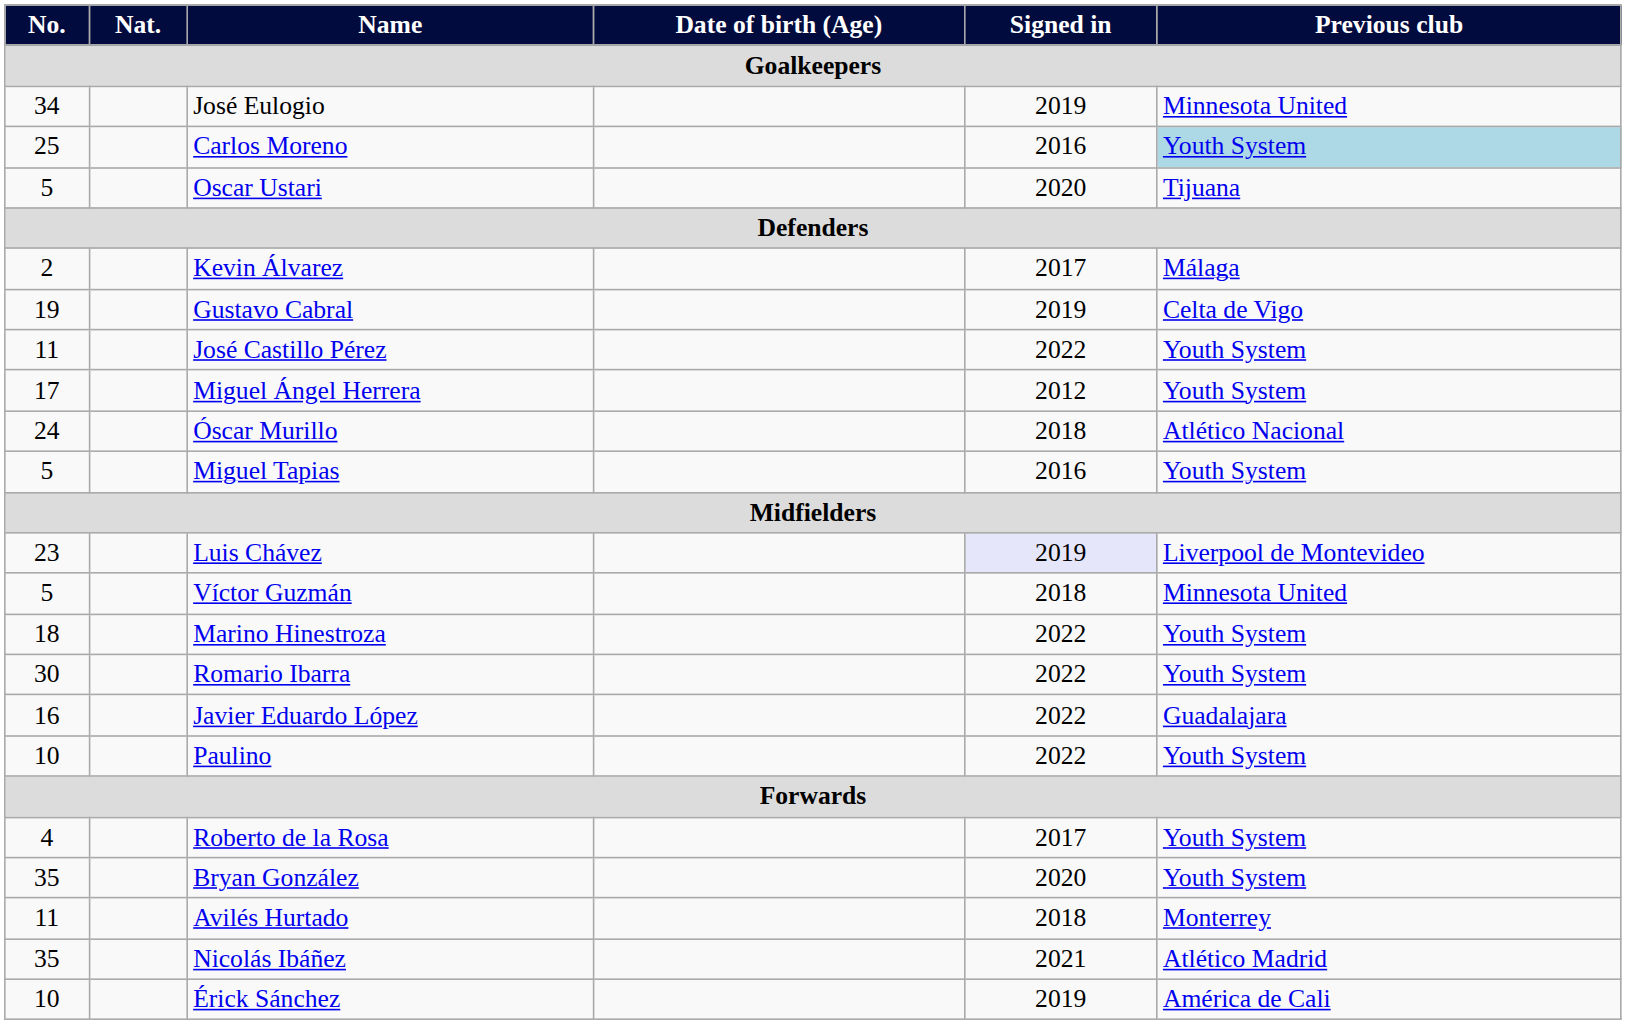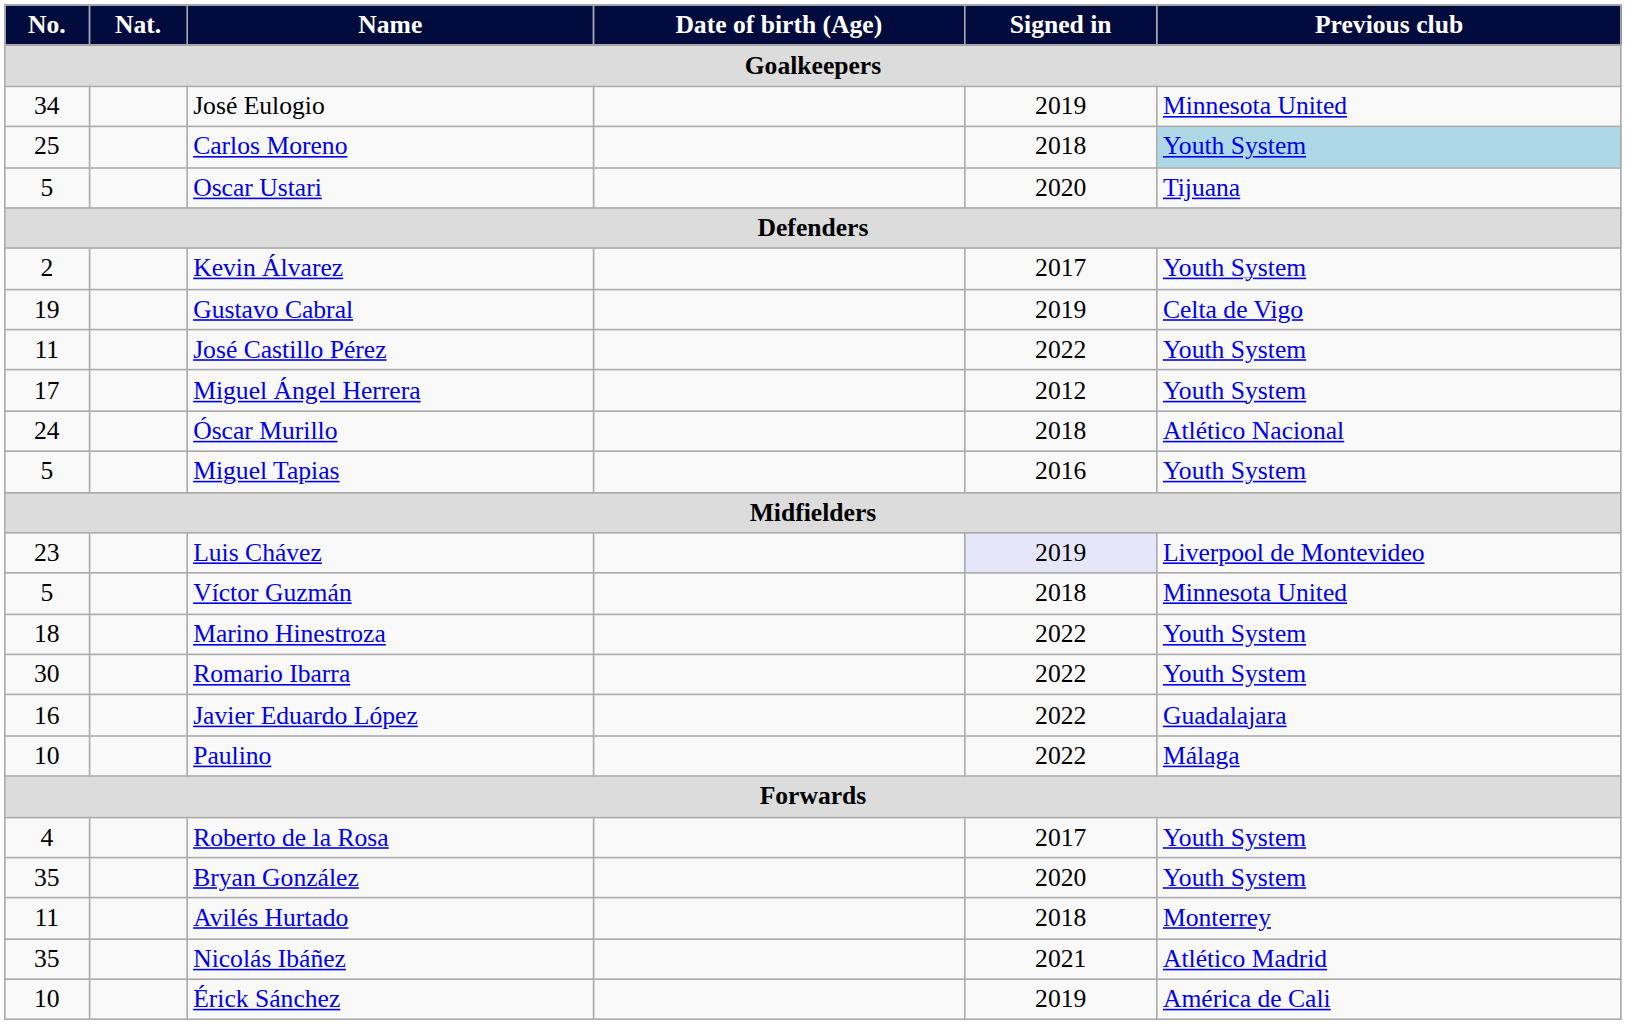(1061, 146) 2016 -> (1061, 146) 2018
(1201, 268) Málaga -> (1235, 268) Youth System
(1235, 755) Youth System -> (1201, 755) Málaga
